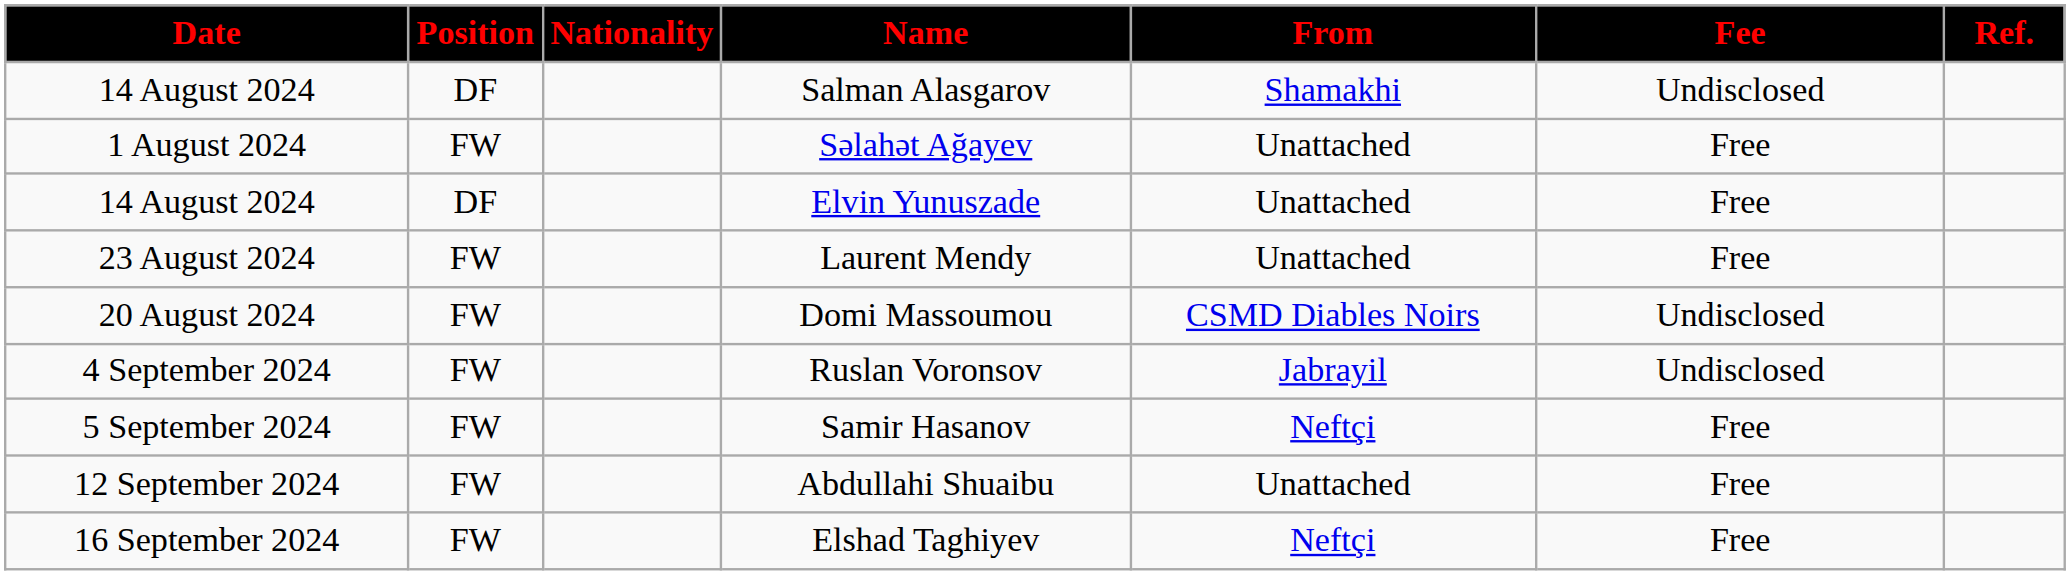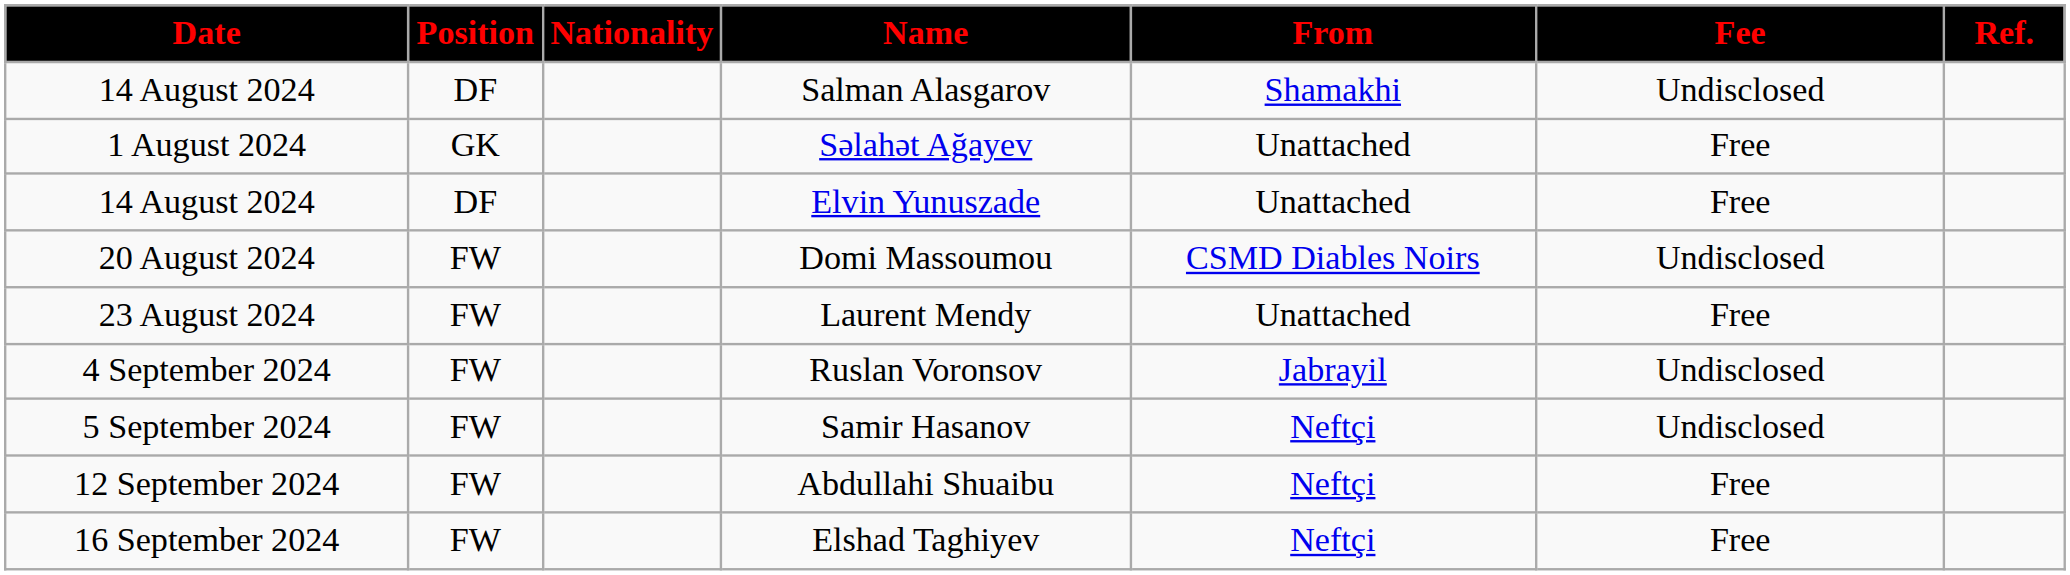(475, 145) FW -> (475, 145) GK
rows swapped: (926, 314) <-> (926, 258)
(1740, 427) Free -> (1740, 427) Undisclosed
(1333, 483) Unattached -> (1333, 483) Neftçi
